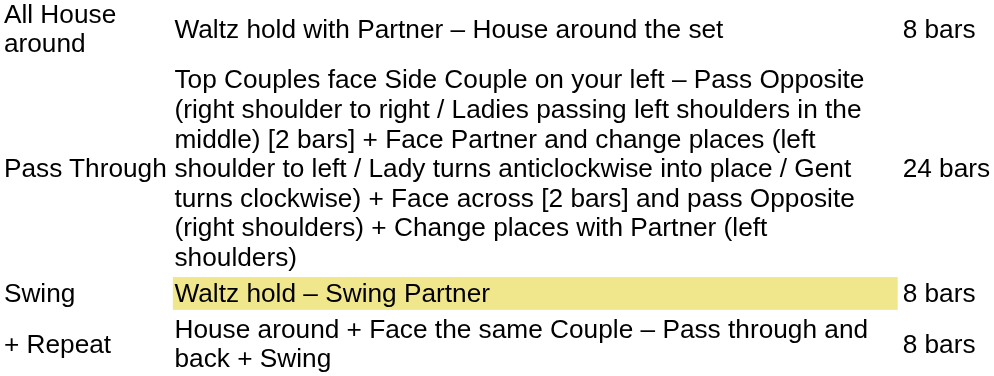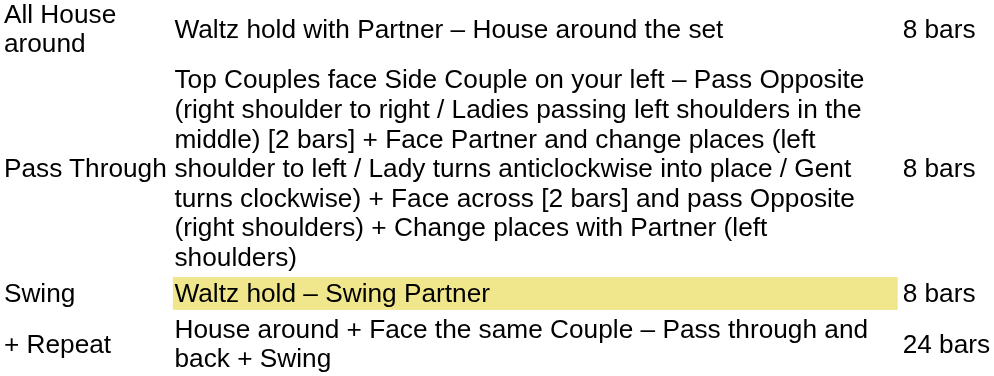(946, 168) 24 bars -> (939, 168) 8 bars
(939, 344) 8 bars -> (946, 344) 24 bars
